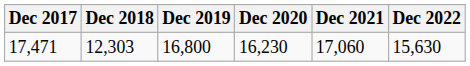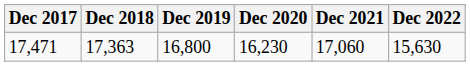(110, 46) 12,303 -> (110, 46) 17,363
